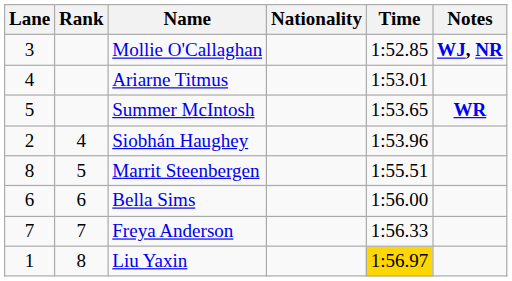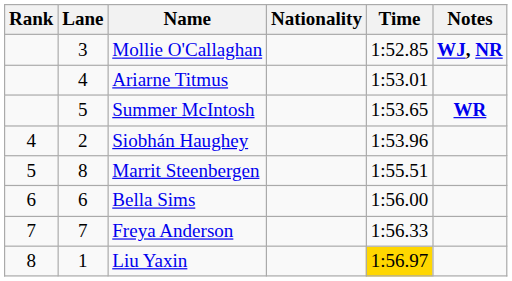columns swapped: (81, 19) <-> (30, 19)
